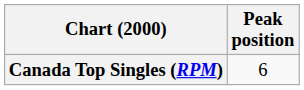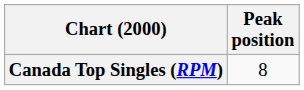(263, 69) 6 -> (263, 69) 8
